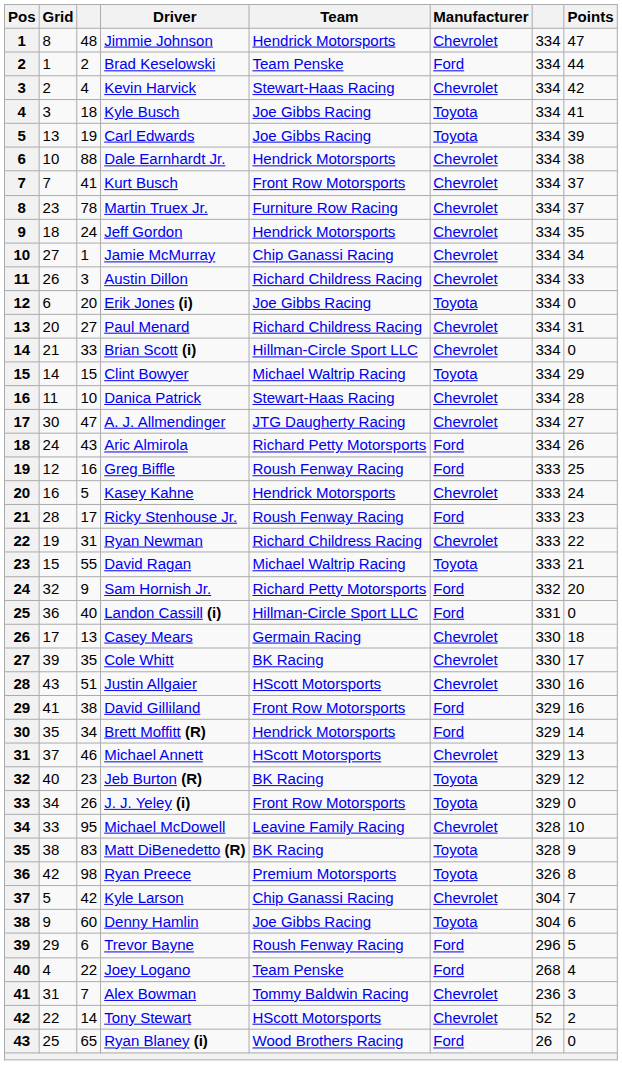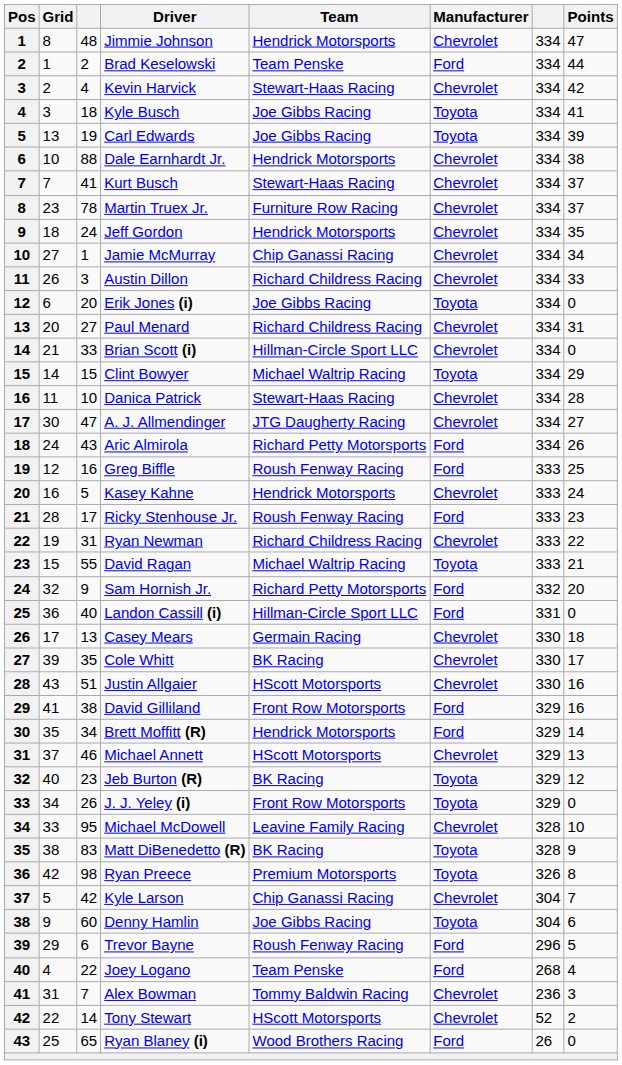(329, 183) Front Row Motorsports -> (323, 183) Stewart-Haas Racing
